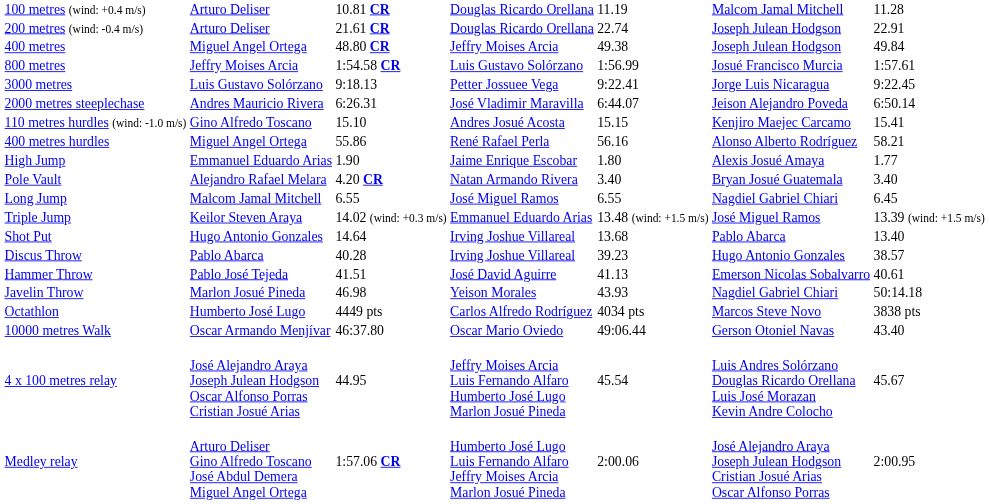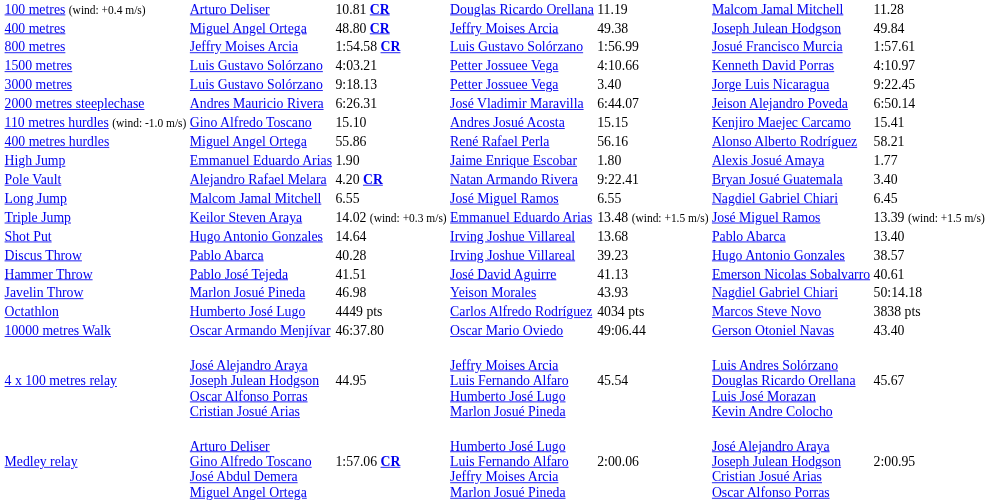- row: (74, 28)
+ row: (38, 66)
(618, 85) 9:22.41 -> (609, 85) 3.40
(609, 179) 3.40 -> (618, 179) 9:22.41
